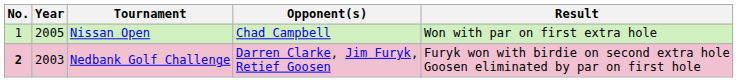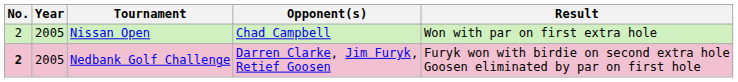(18, 34) 1 -> (18, 34) 2
(50, 61) 2003 -> (50, 61) 2005
